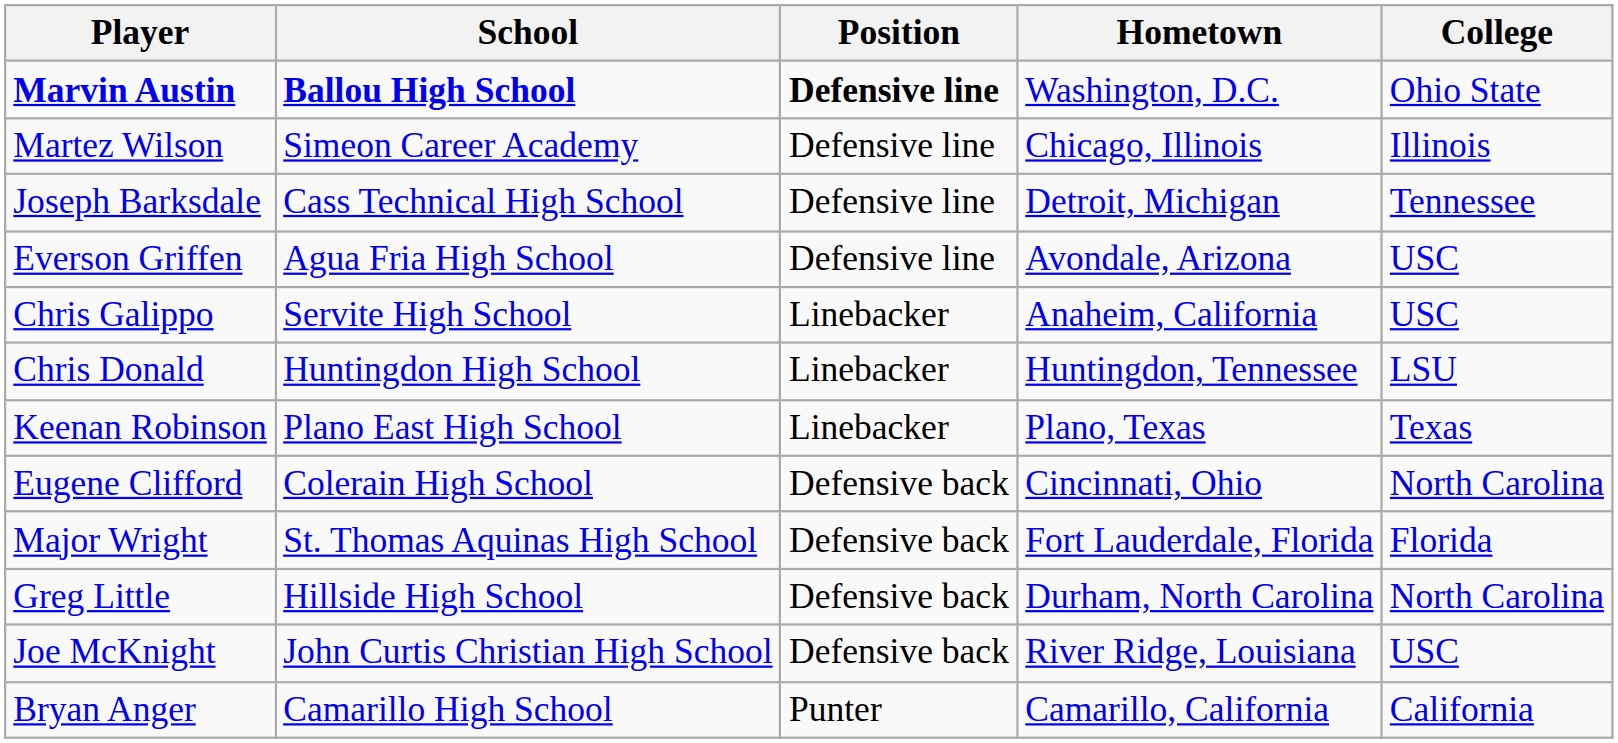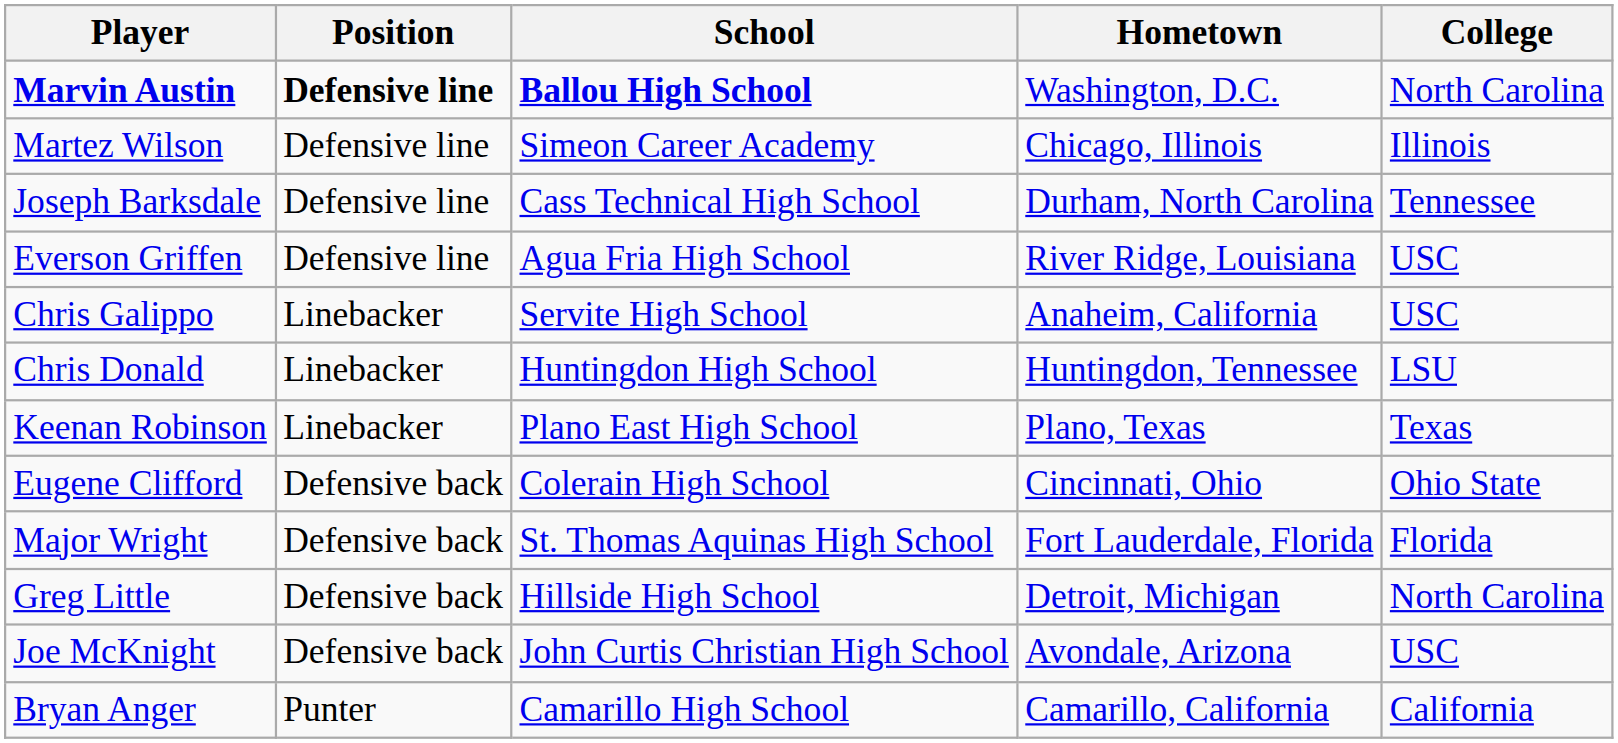columns swapped: (899, 32) <-> (528, 32)
(1465, 88) Ohio State -> (1497, 88) North Carolina
(1153, 201) Detroit, Michigan -> (1199, 201) Durham, North Carolina
(1158, 257) Avondale, Arizona -> (1191, 257) River Ridge, Louisiana
(1497, 483) North Carolina -> (1465, 483) Ohio State
(1199, 595) Durham, North Carolina -> (1153, 595) Detroit, Michigan
(1191, 652) River Ridge, Louisiana -> (1158, 652) Avondale, Arizona
